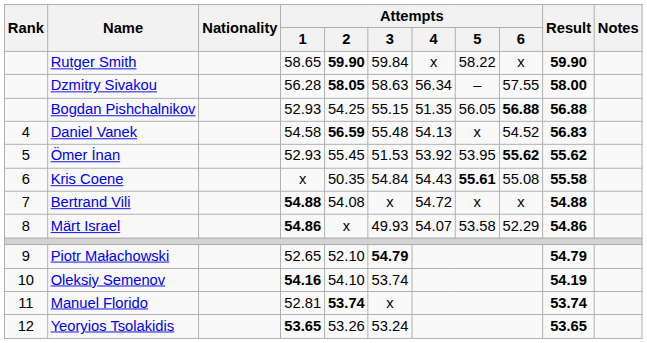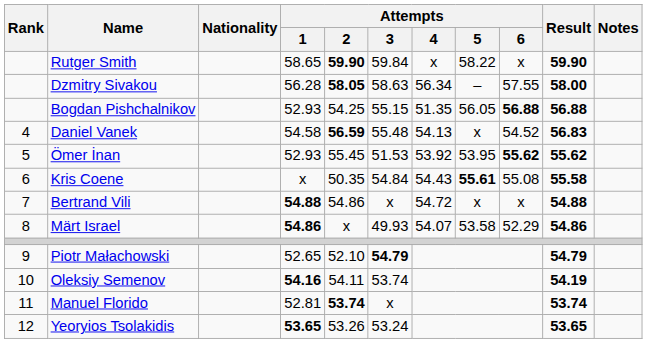(346, 202) 54.08 -> (346, 202) 54.86
(346, 279) 54.10 -> (346, 279) 54.11
